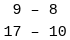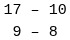rows swapped: (35, 32) <-> (35, 10)
